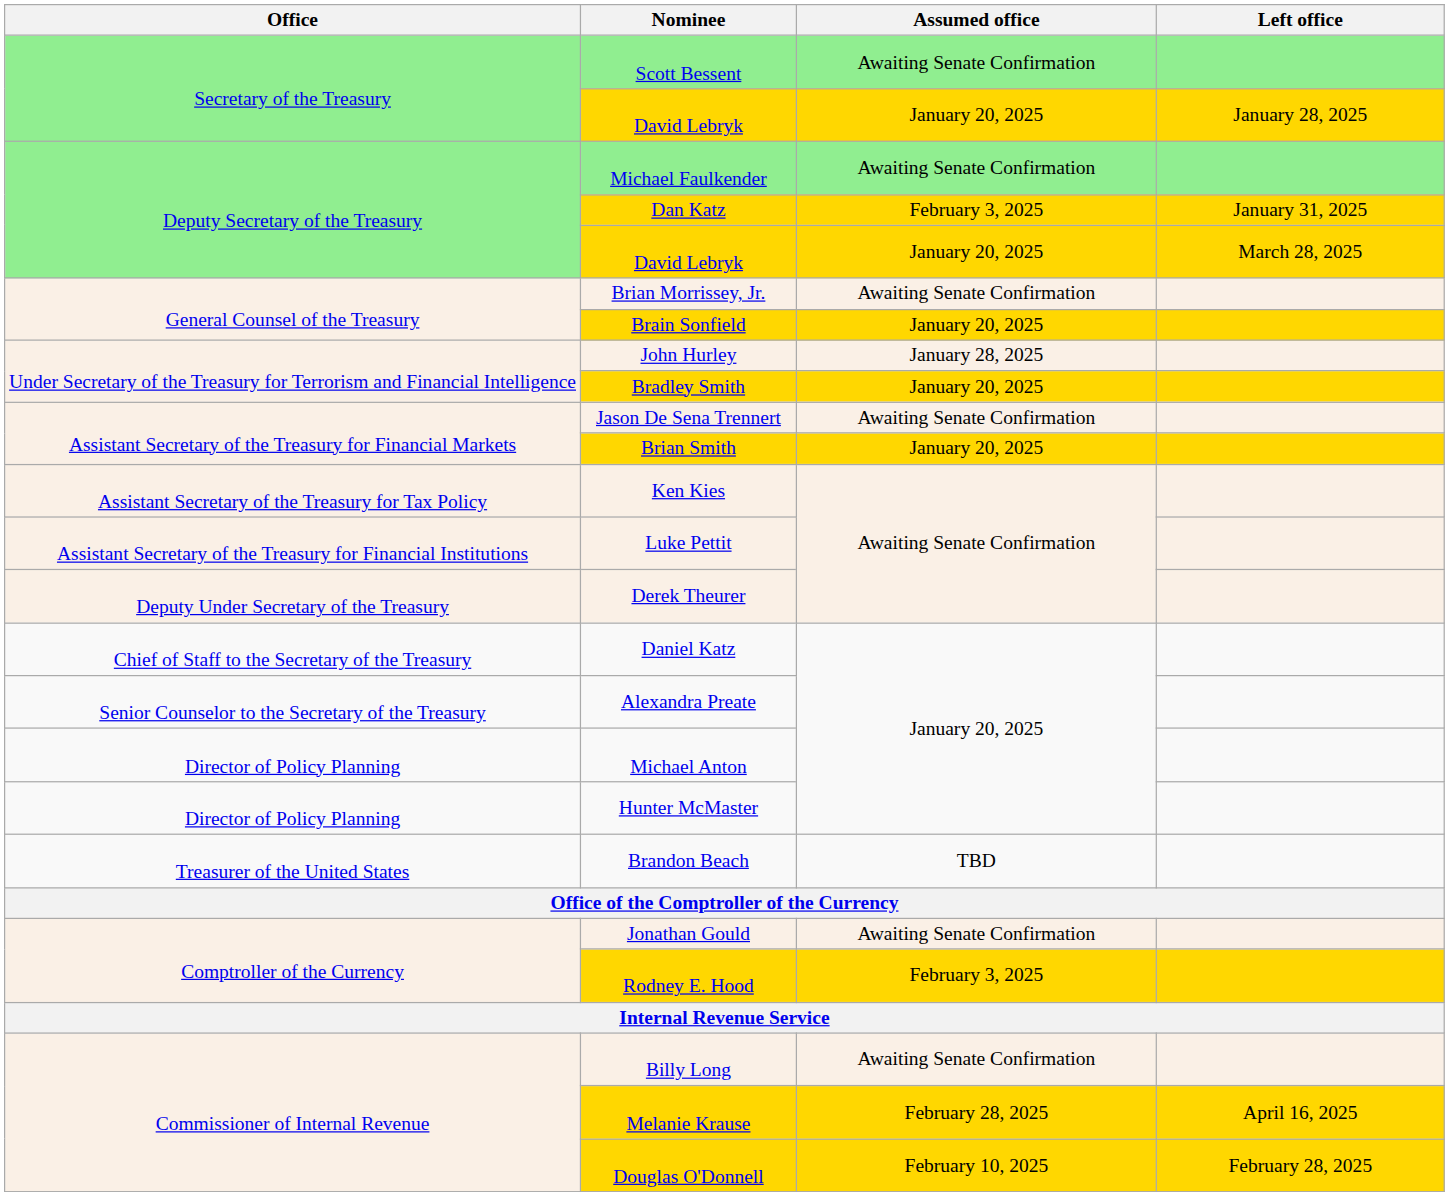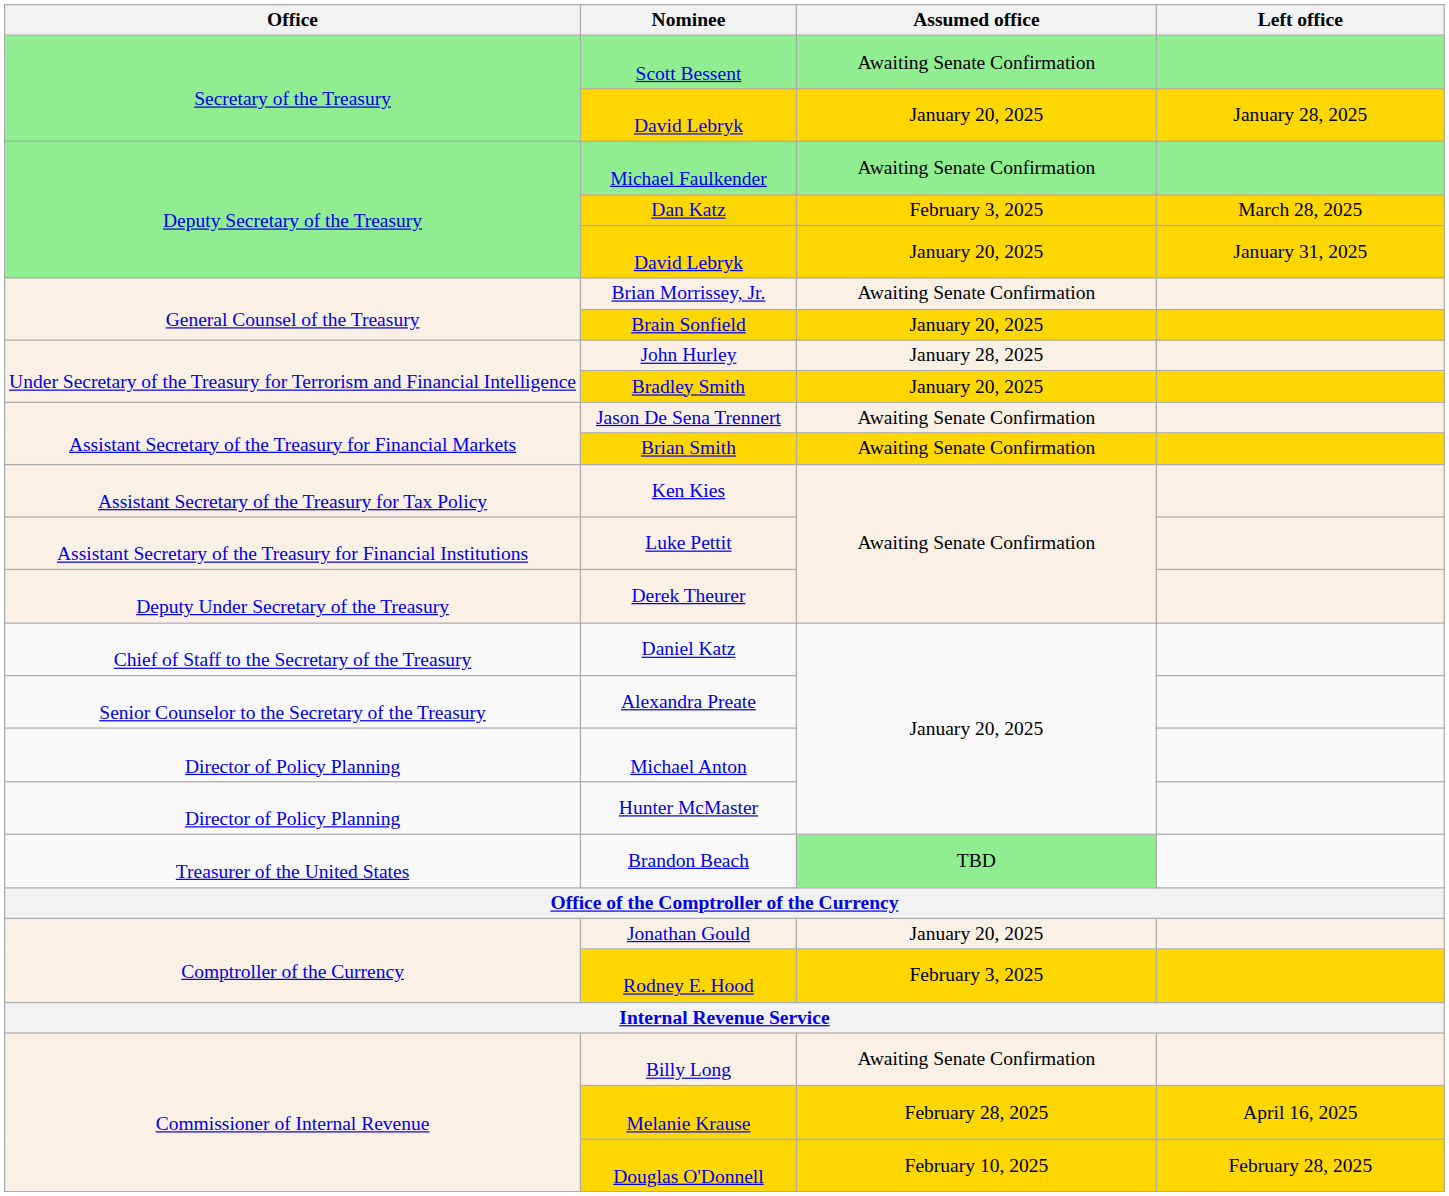(1300, 209) January 31, 2025 -> (1300, 209) March 28, 2025
(1300, 251) March 28, 2025 -> (1300, 251) January 31, 2025
(976, 448) January 20, 2025 -> (976, 448) Awaiting Senate Confirmation
(976, 860) no background -> (976, 860) lightgreen background
(976, 933) Awaiting Senate Confirmation -> (976, 933) January 20, 2025
